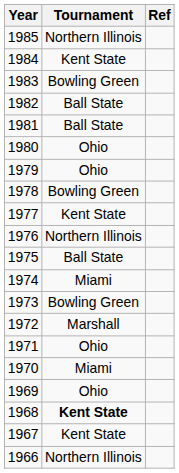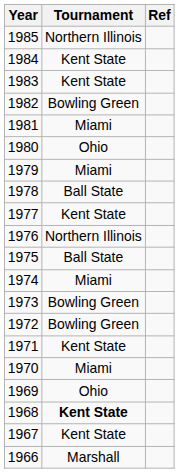(93, 81) Bowling Green -> (93, 81) Kent State
(93, 103) Ball State -> (93, 103) Bowling Green
(93, 125) Ball State -> (93, 125) Miami
(93, 170) Ohio -> (93, 170) Miami
(93, 192) Bowling Green -> (93, 192) Ball State
(93, 324) Marshall -> (93, 324) Bowling Green
(93, 346) Ohio -> (93, 346) Kent State
(93, 457) Northern Illinois -> (93, 457) Marshall
